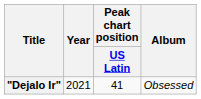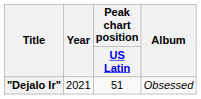(117, 85) 41 -> (117, 85) 51
